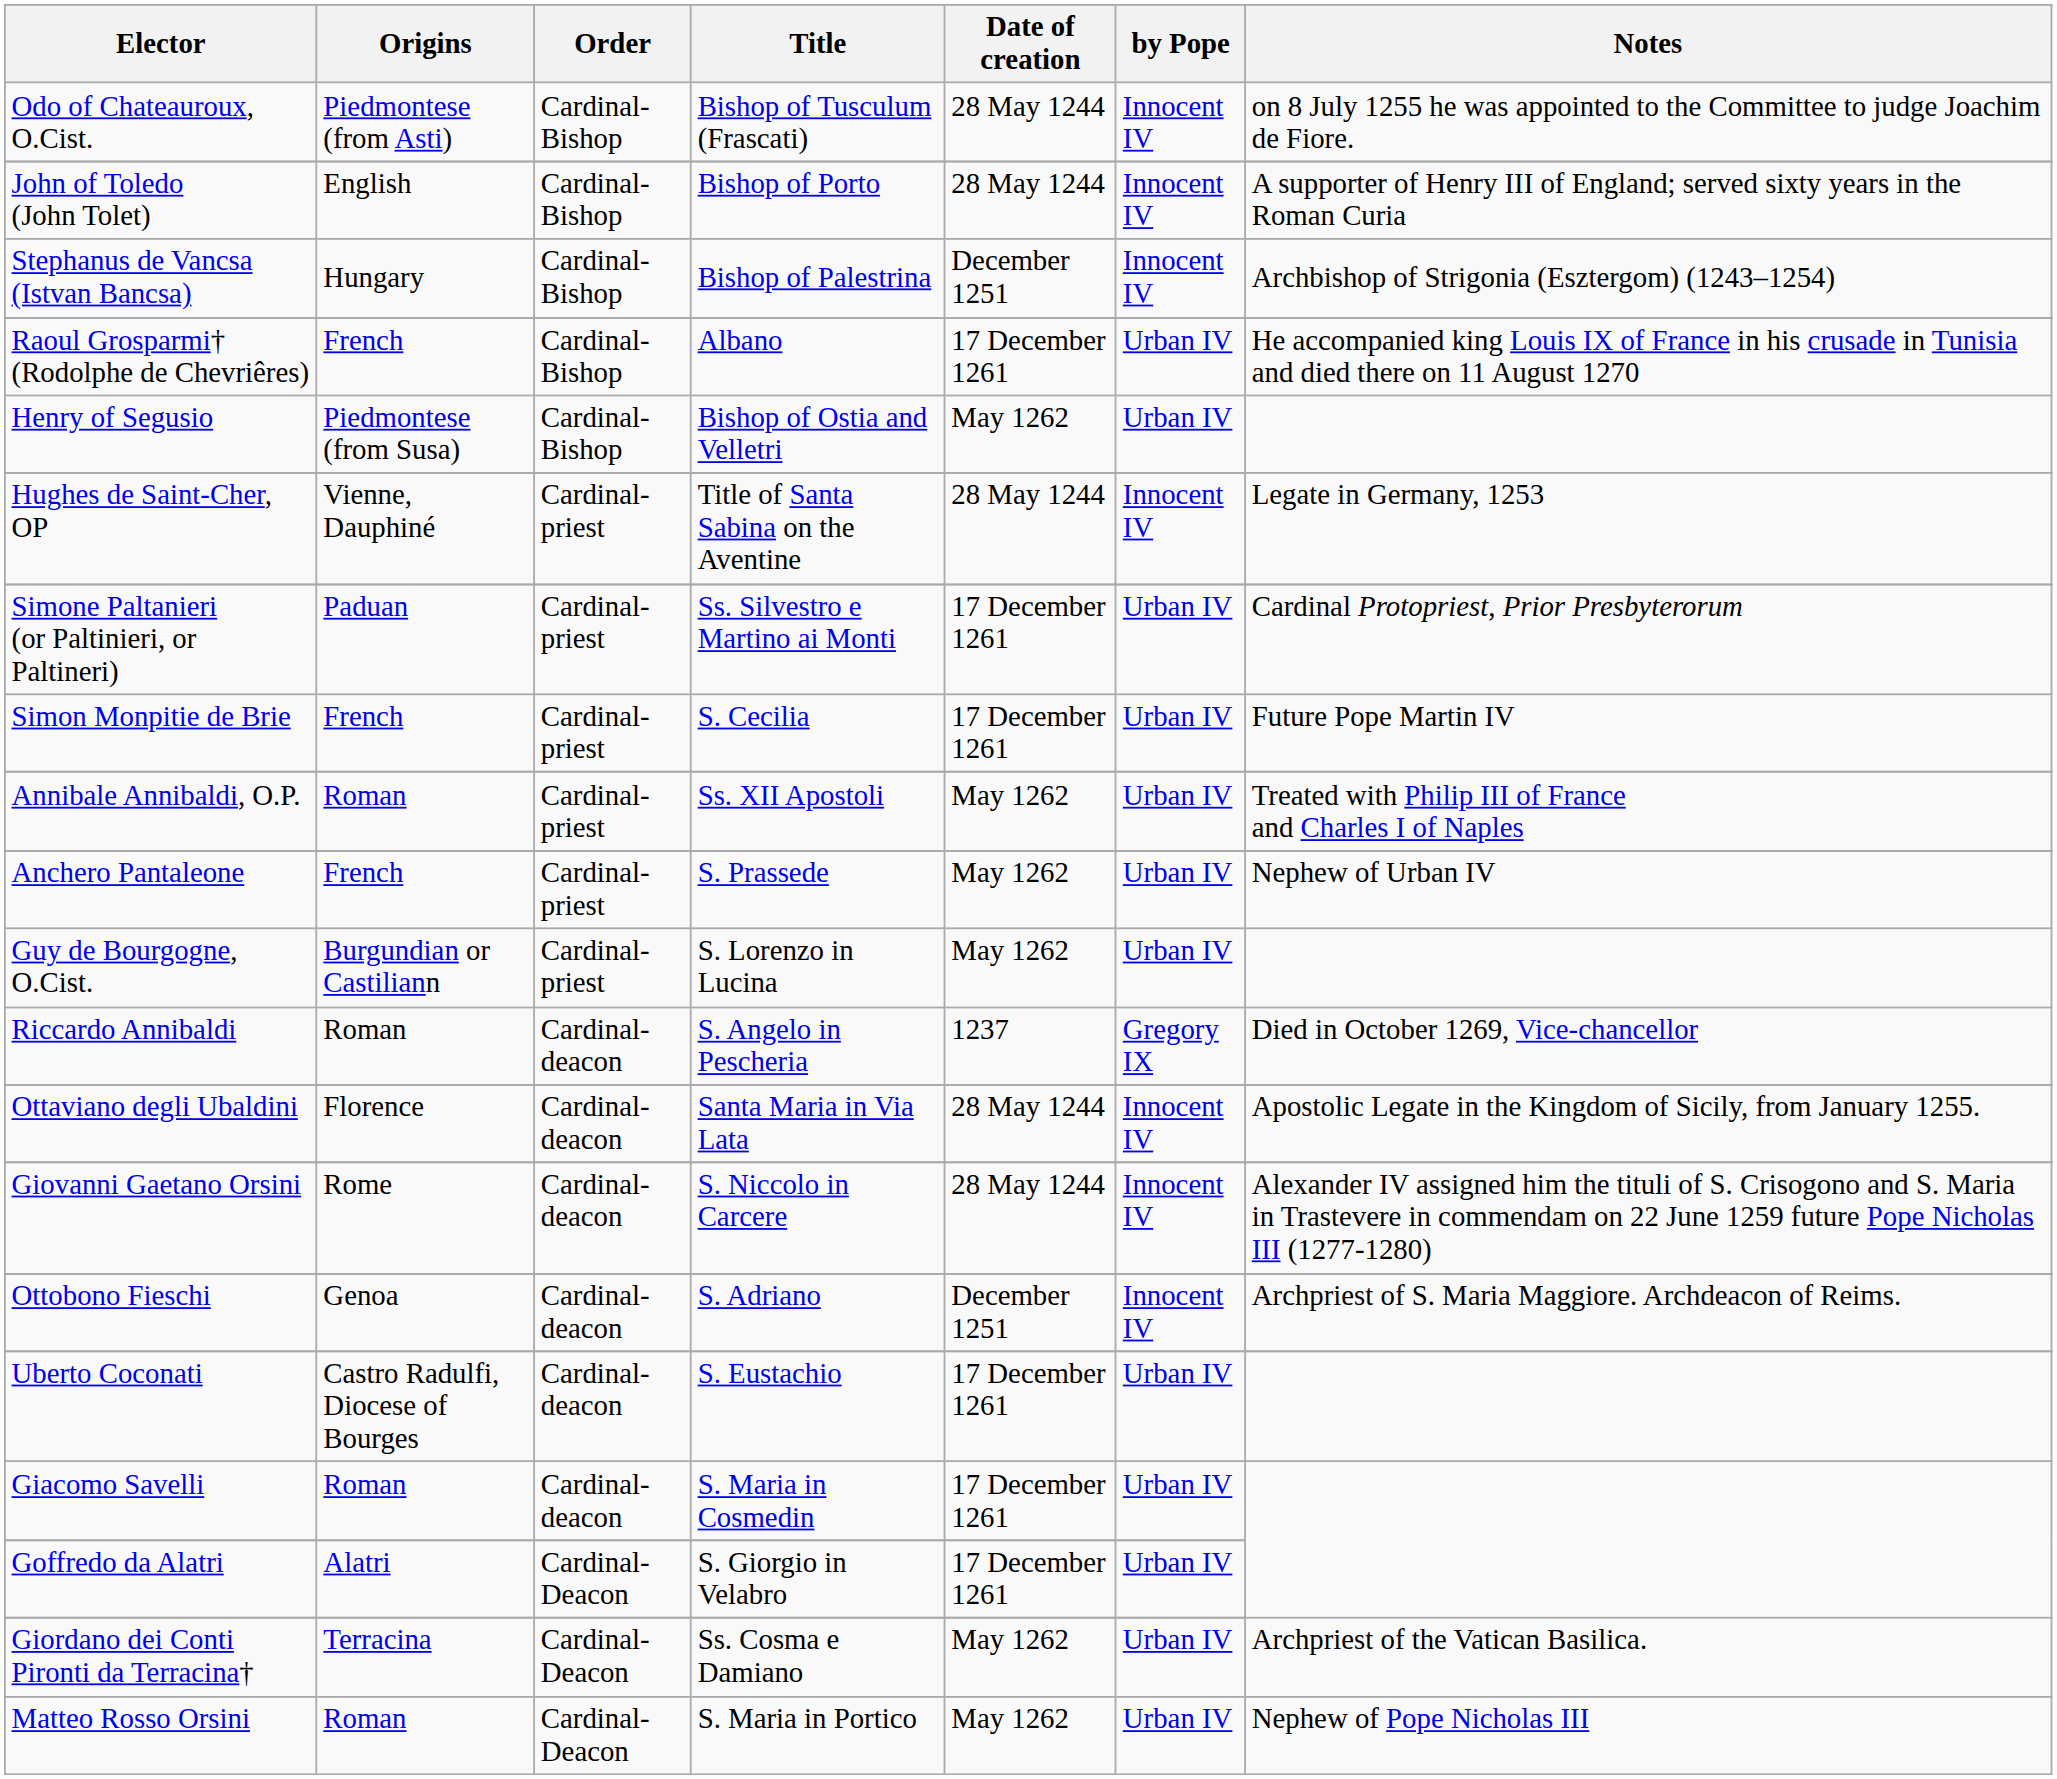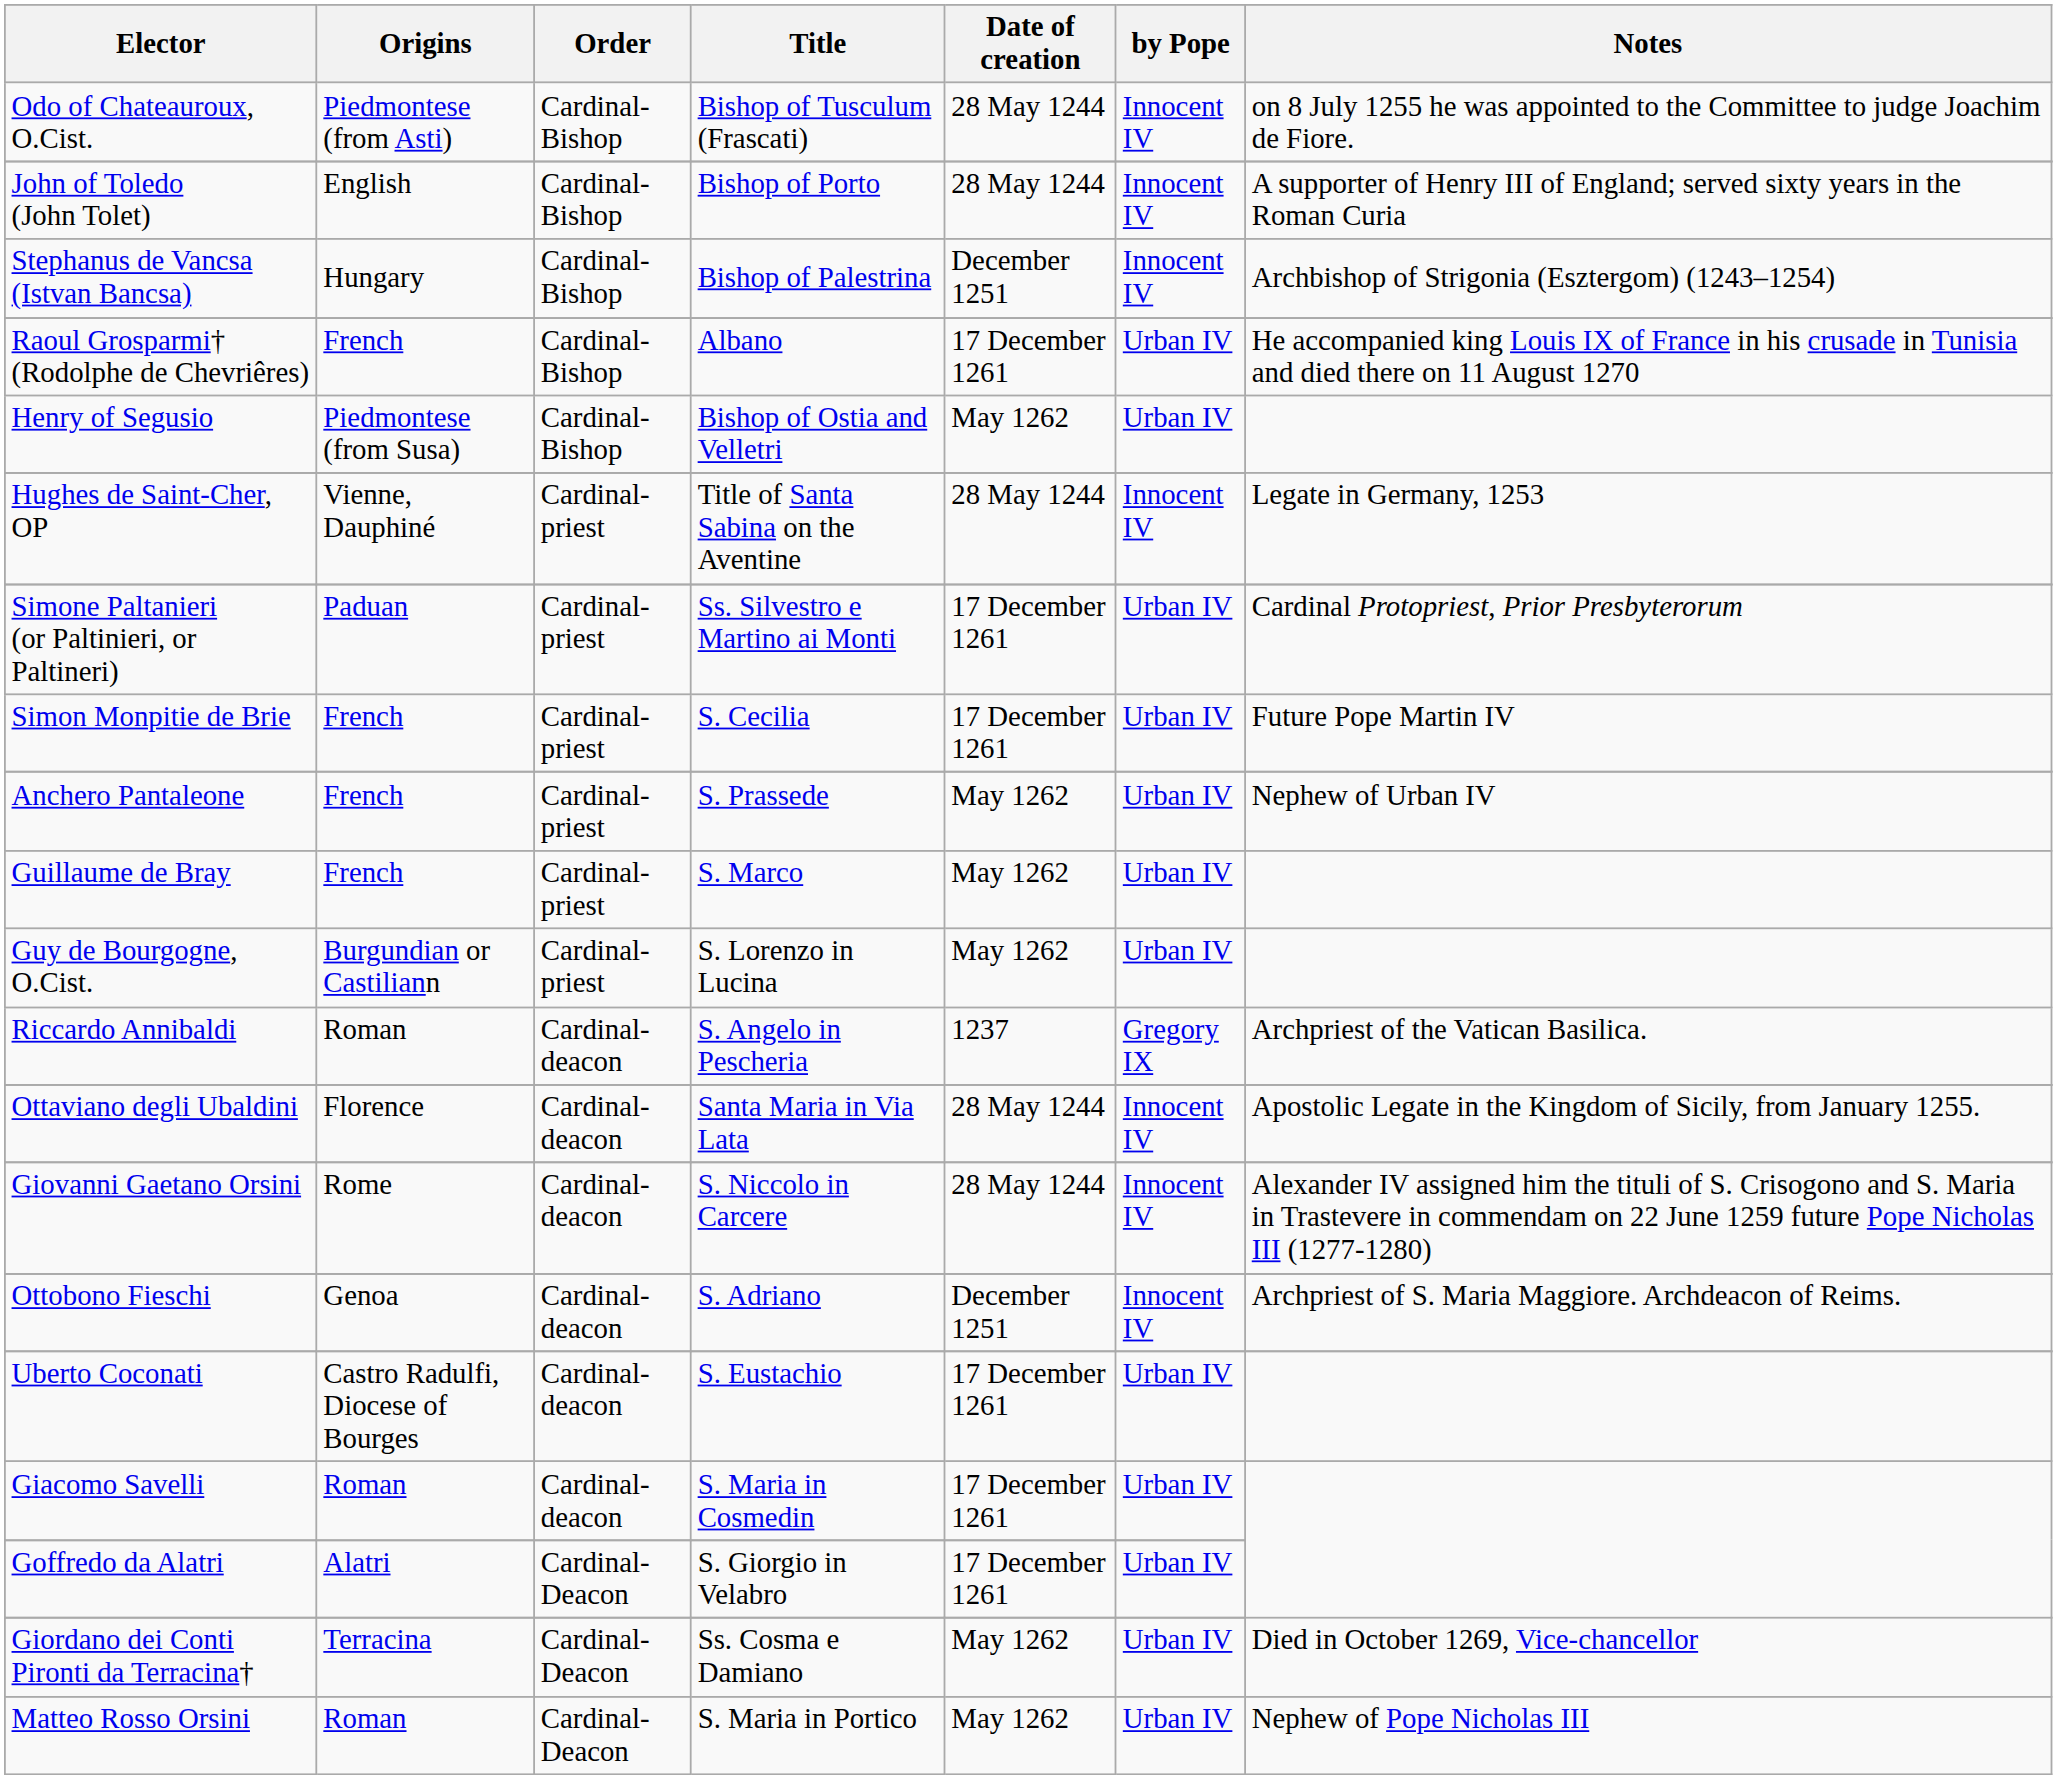- row: (156, 794)
+ row: (121, 872)
(1475, 1029) Died in October 1269, Vice-chancellor -> (1449, 1029) Archpriest of the Vatican Basilica.
(1449, 1640) Archpriest of the Vatican Basilica. -> (1475, 1640) Died in October 1269, Vice-chancellor
